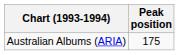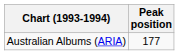(151, 41) 175 -> (151, 41) 177
